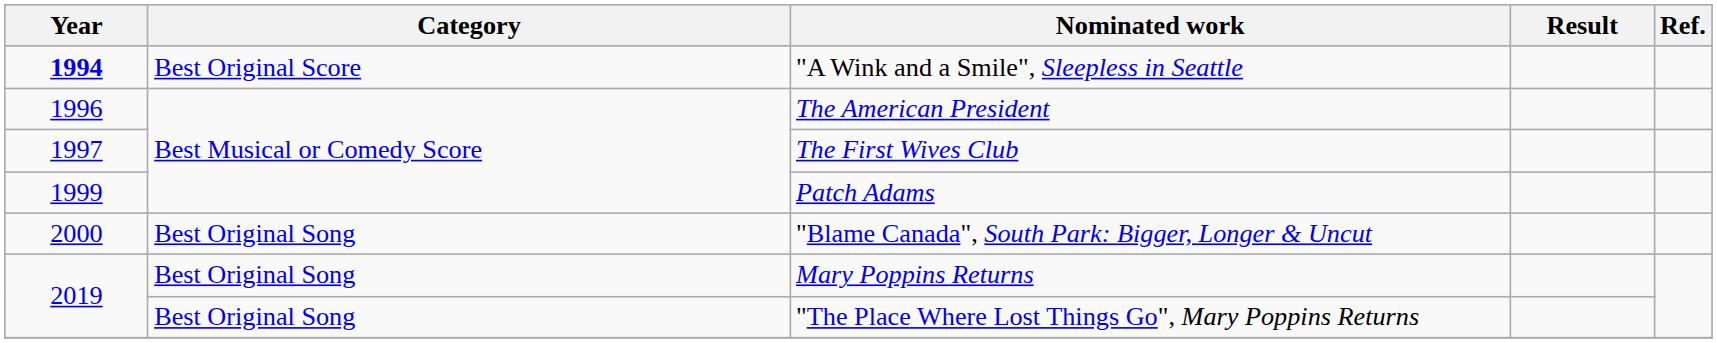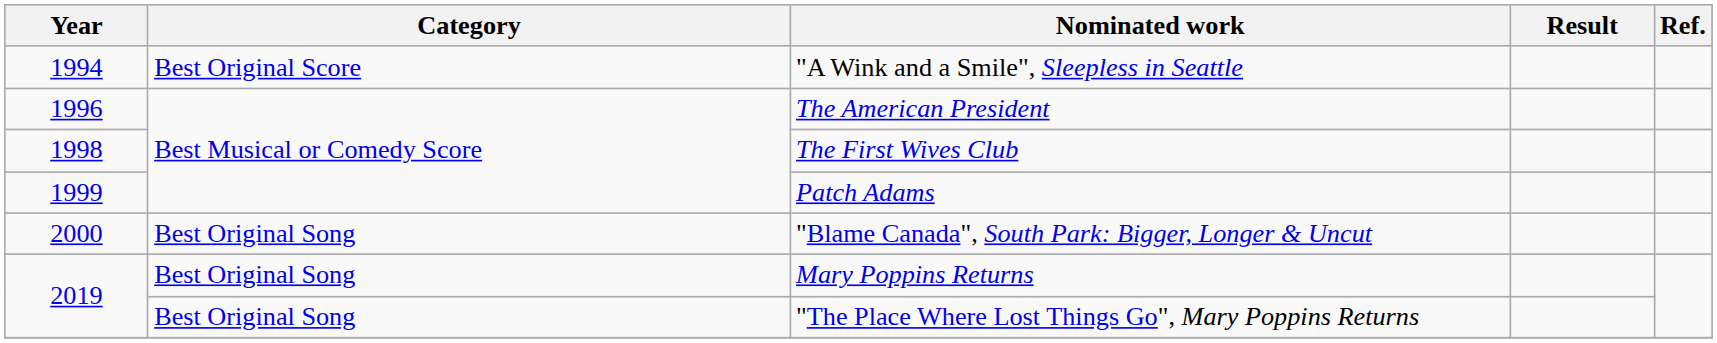(76, 66) bold -> (76, 66) normal
(76, 150) 1997 -> (76, 150) 1998
